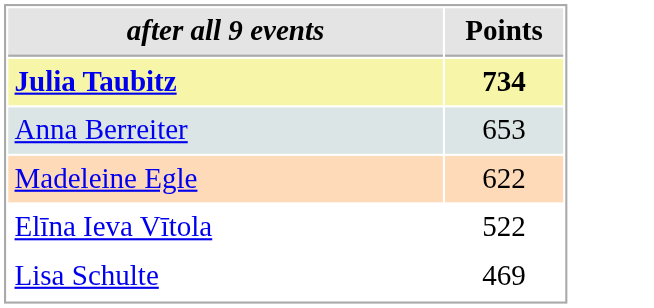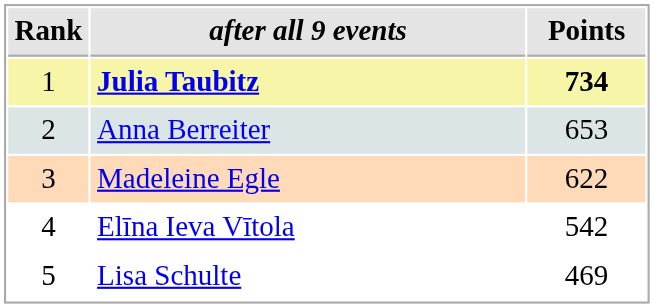+ column: (48, 30)
(504, 227) 522 -> (587, 227) 542
